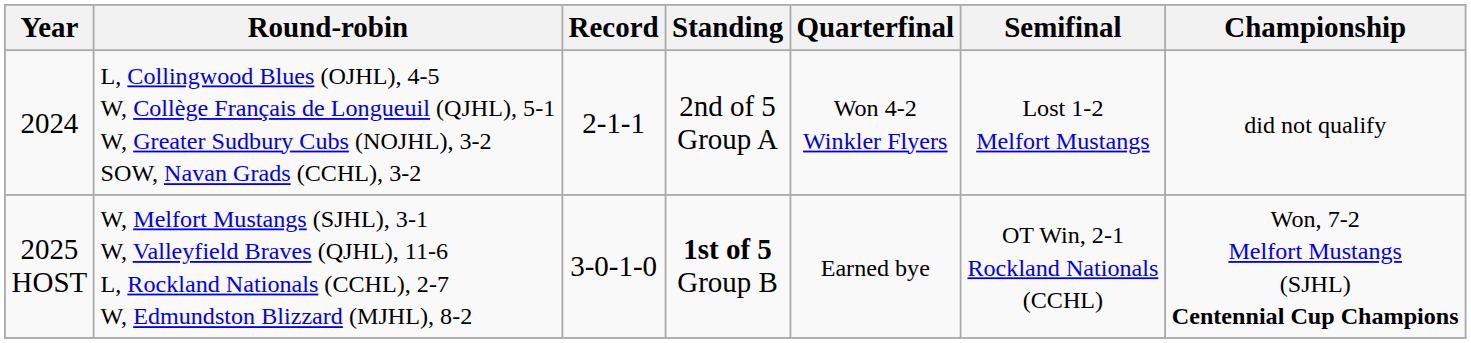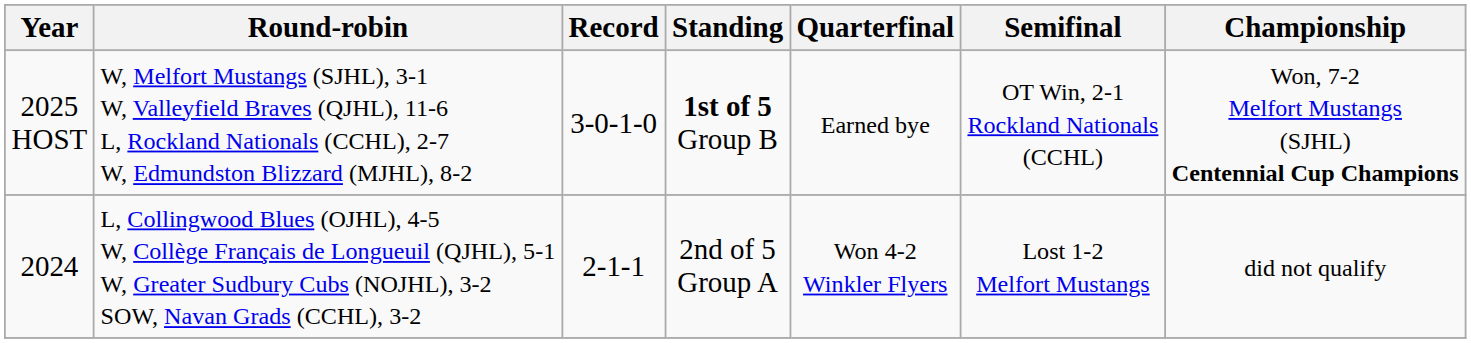rows swapped: (49, 122) <-> (49, 265)
